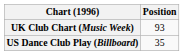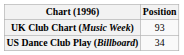(160, 43) 35 -> (160, 43) 34
